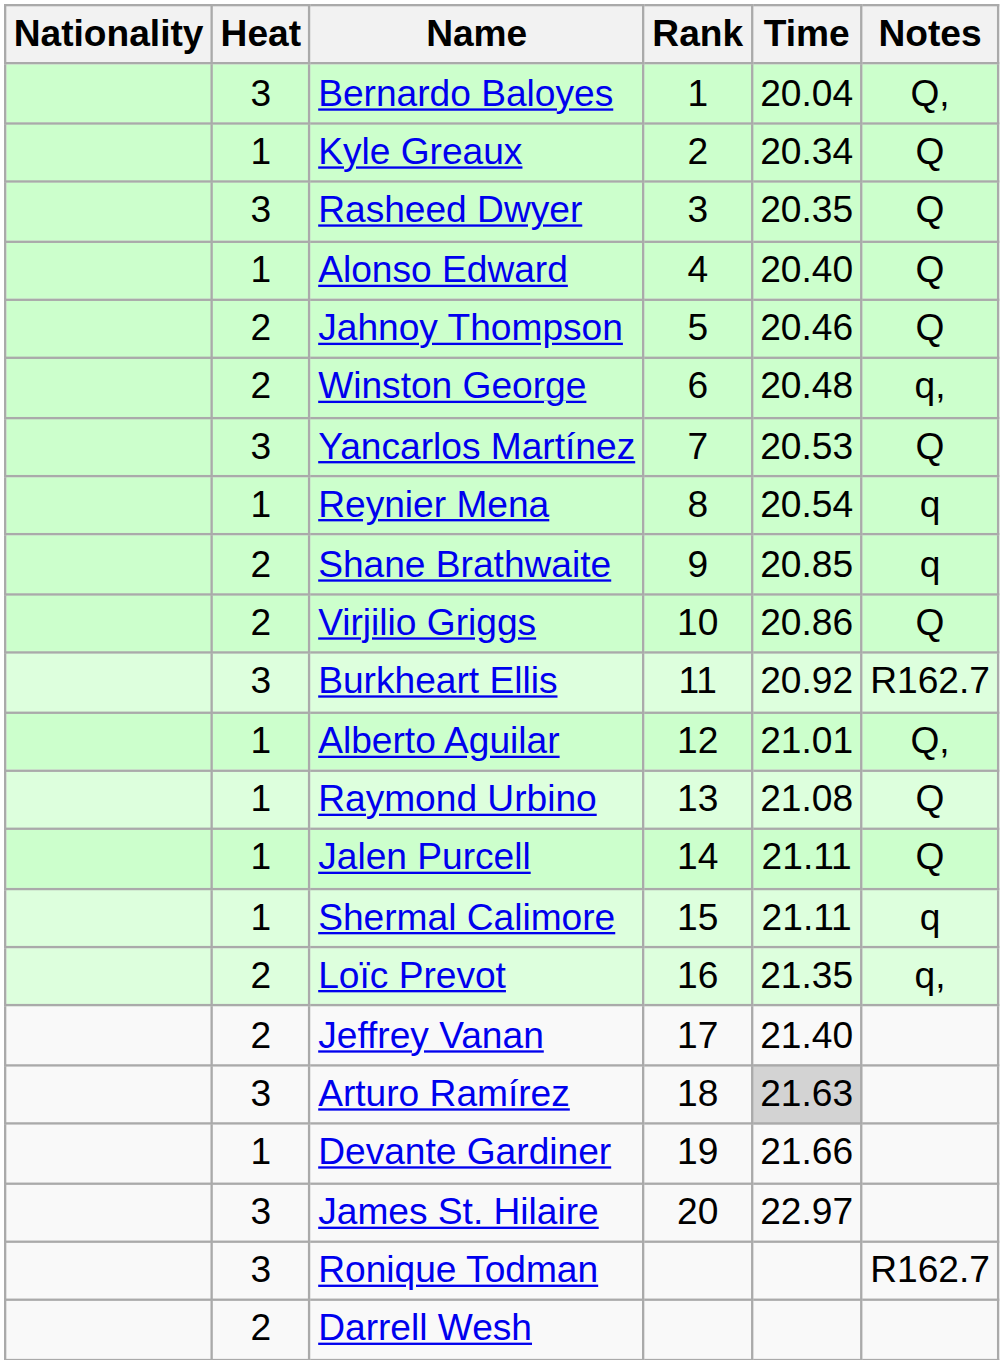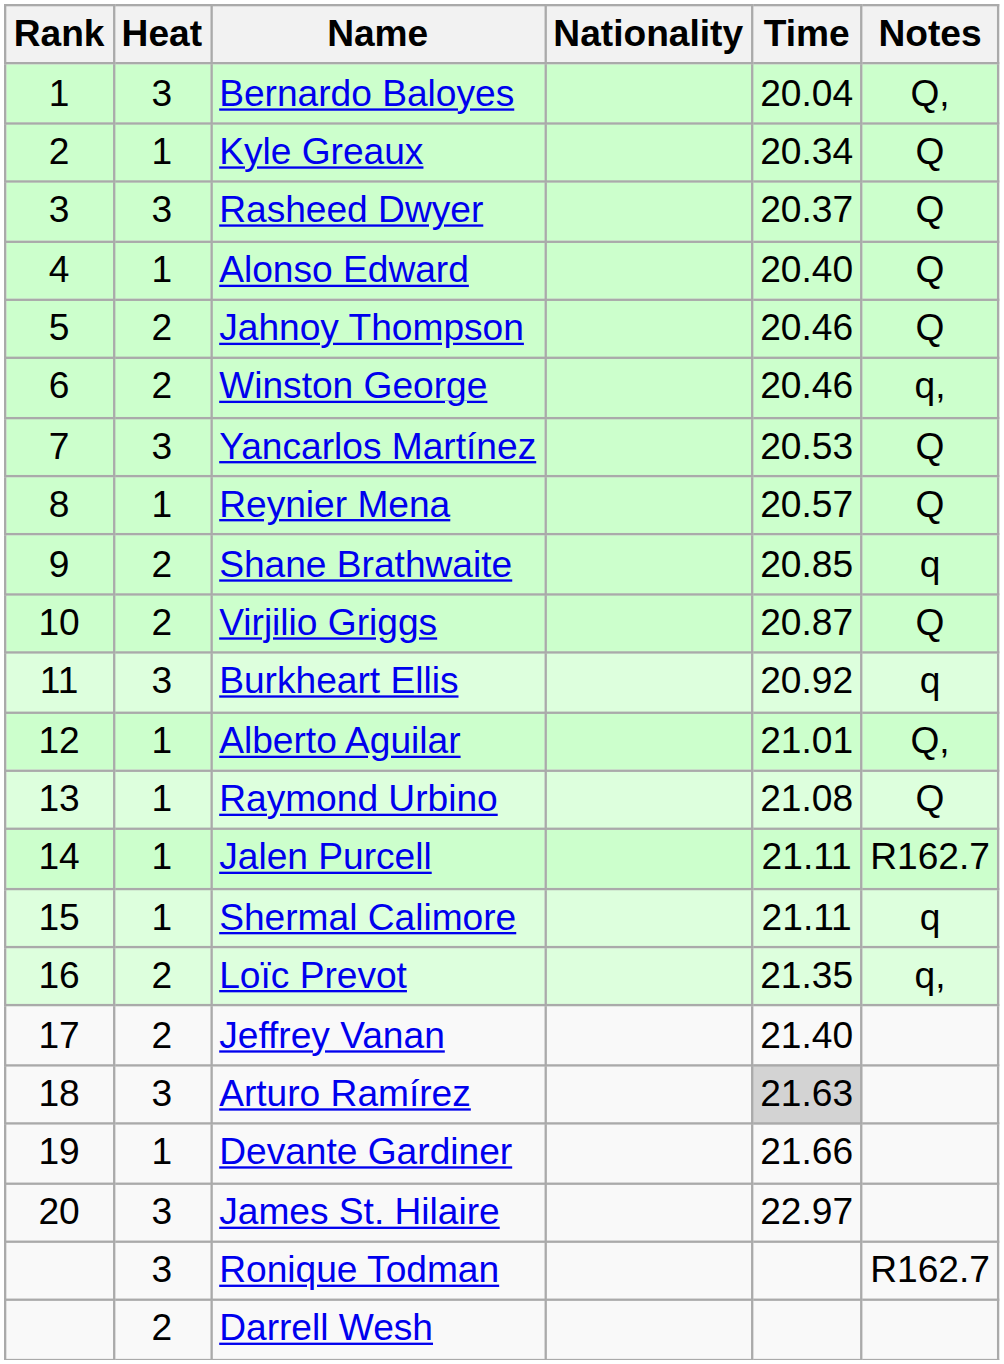columns swapped: (698, 33) <-> (109, 33)
(807, 210) 20.35 -> (807, 210) 20.37
(807, 387) 20.48 -> (807, 387) 20.46
(807, 504) 20.54 -> (807, 504) 20.57
(930, 504) q -> (930, 504) Q
(807, 622) 20.86 -> (807, 622) 20.87
(930, 681) R162.7 -> (930, 681) q
(930, 858) Q -> (930, 858) R162.7
